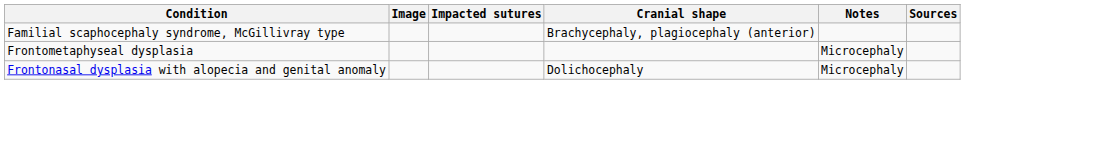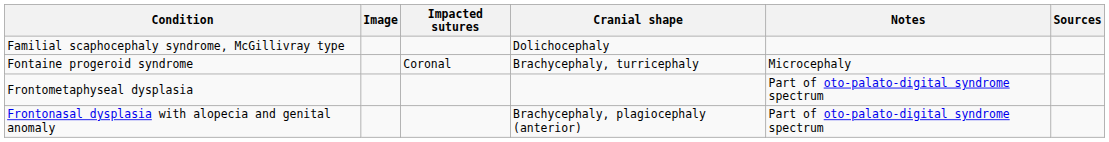(681, 32) Brachycephaly, plagiocephaly (anterior) -> (561, 46) Dolichocephaly
+ row: (100, 64)
(862, 51) Microcephaly -> (889, 89) Part of oto-palato-digital syndrome spectrum
(595, 70) Dolichocephaly -> (609, 121) Brachycephaly, plagiocephaly (anterior)
(862, 70) Microcephaly -> (889, 121) Part of oto-palato-digital syndrome spectrum
